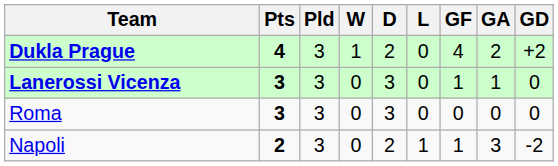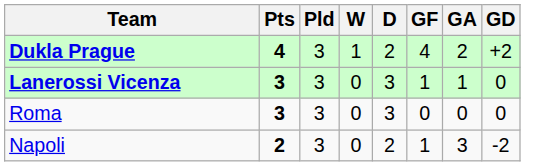- column: (423, 20)
